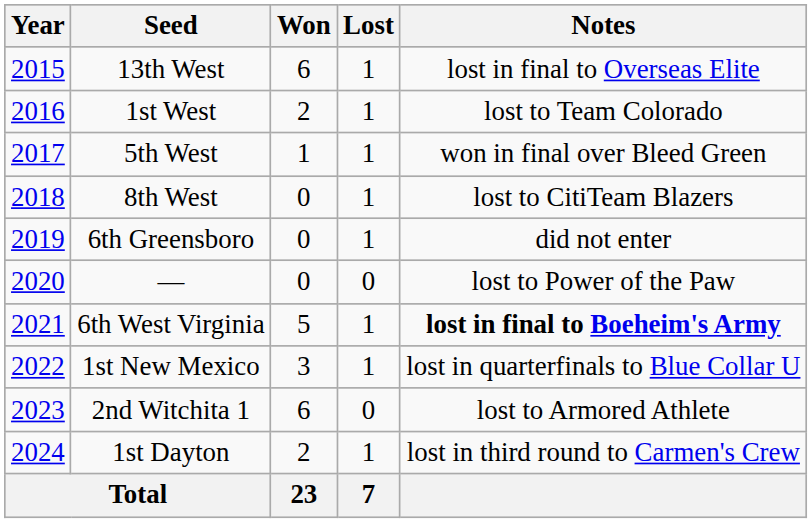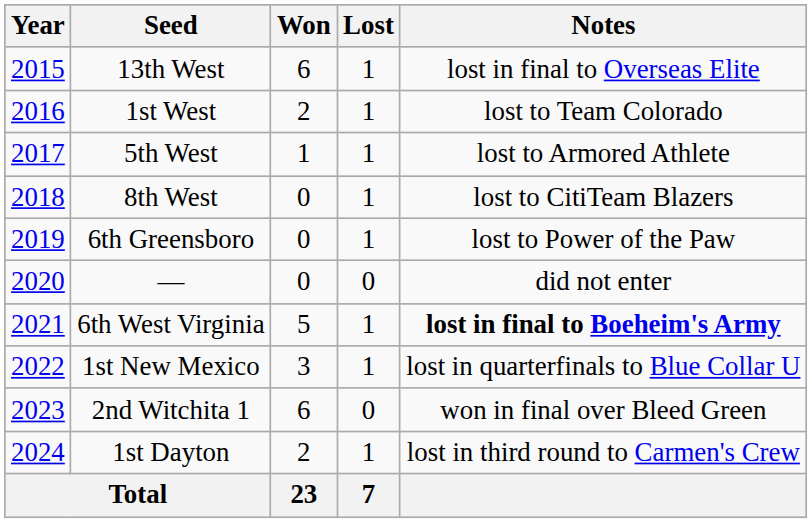(603, 153) won in final over Bleed Green -> (603, 153) lost to Armored Athlete
(603, 238) did not enter -> (603, 238) lost to Power of the Paw
(603, 281) lost to Power of the Paw -> (603, 281) did not enter
(603, 409) lost to Armored Athlete -> (603, 409) won in final over Bleed Green
